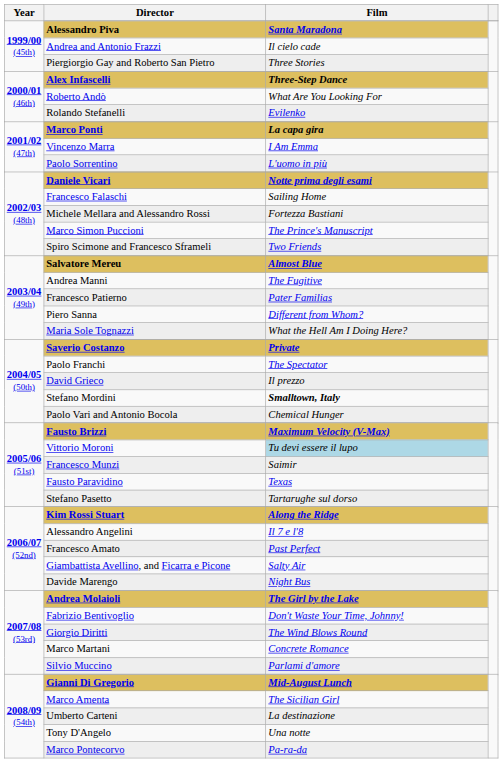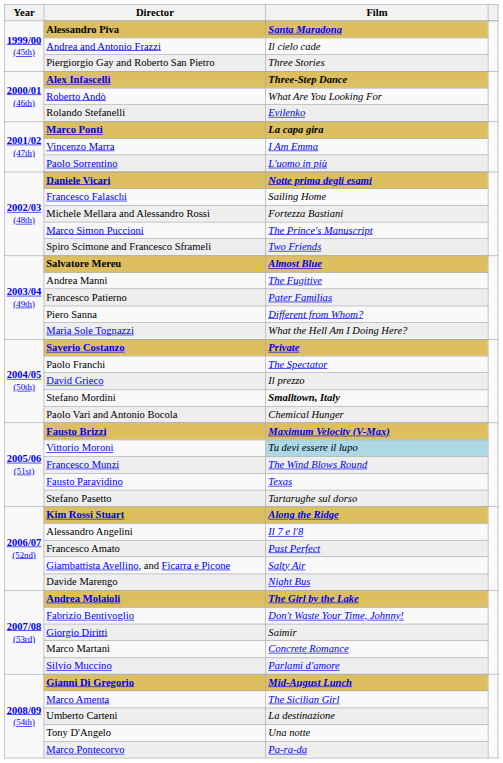(282, 465) Saimir -> (318, 465) The Wind Blows Round
(318, 632) The Wind Blows Round -> (282, 632) Saimir
